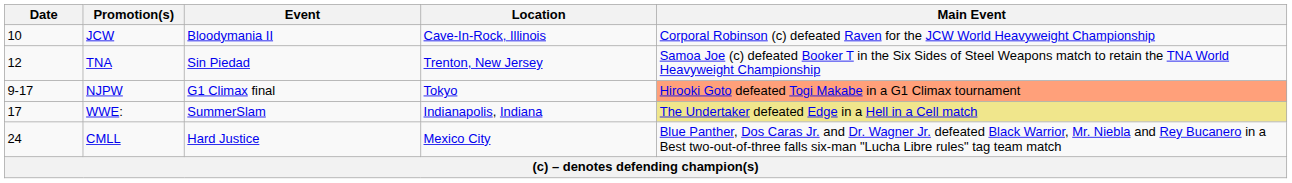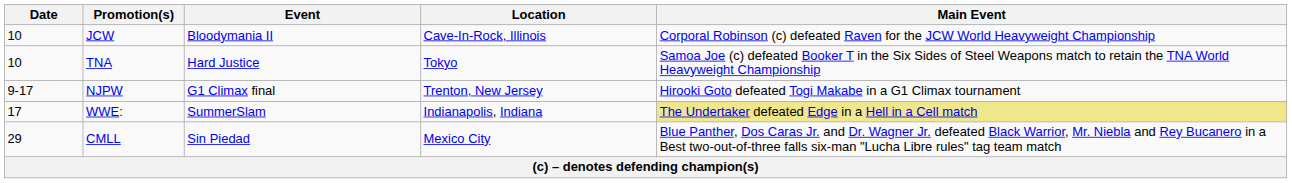(15, 63) 12 -> (15, 63) 10
(219, 63) Sin Piedad -> (223, 63) Hard Justice
(483, 63) Trenton, New Jersey -> (440, 63) Tokyo
(440, 91) Tokyo -> (483, 91) Trenton, New Jersey
(840, 91) lightsalmon background -> (840, 91) no background
(15, 139) 24 -> (15, 139) 29
(223, 139) Hard Justice -> (219, 139) Sin Piedad
